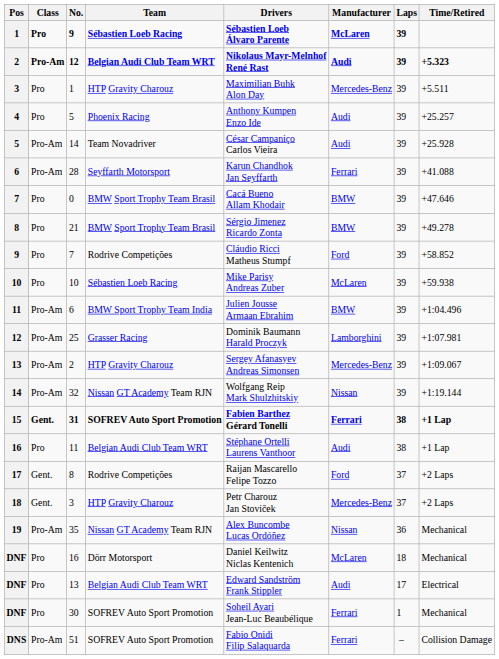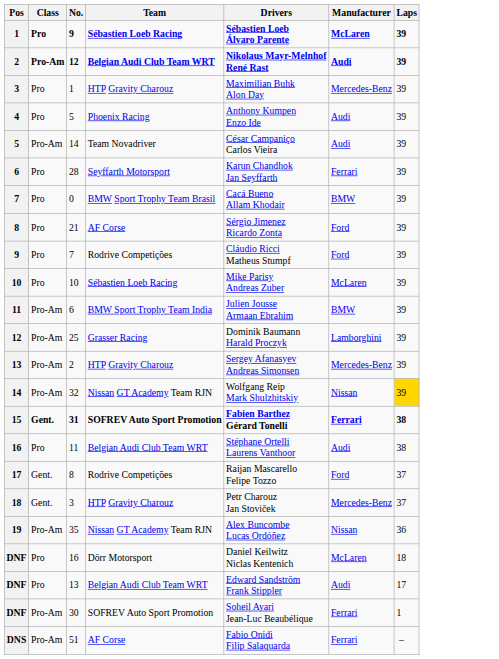- column: (457, 12)
(47, 172) Pro-Am -> (38, 172) Pro
(151, 227) BMW Sport Trophy Team Brasil -> (106, 227) AF Corse
(343, 227) BMW -> (340, 227) Ford
(401, 392) no background -> (401, 392) gold background
(38, 613) Pro -> (47, 613) Pro-Am
(150, 640) SOFREV Auto Sport Promotion -> (106, 640) AF Corse
